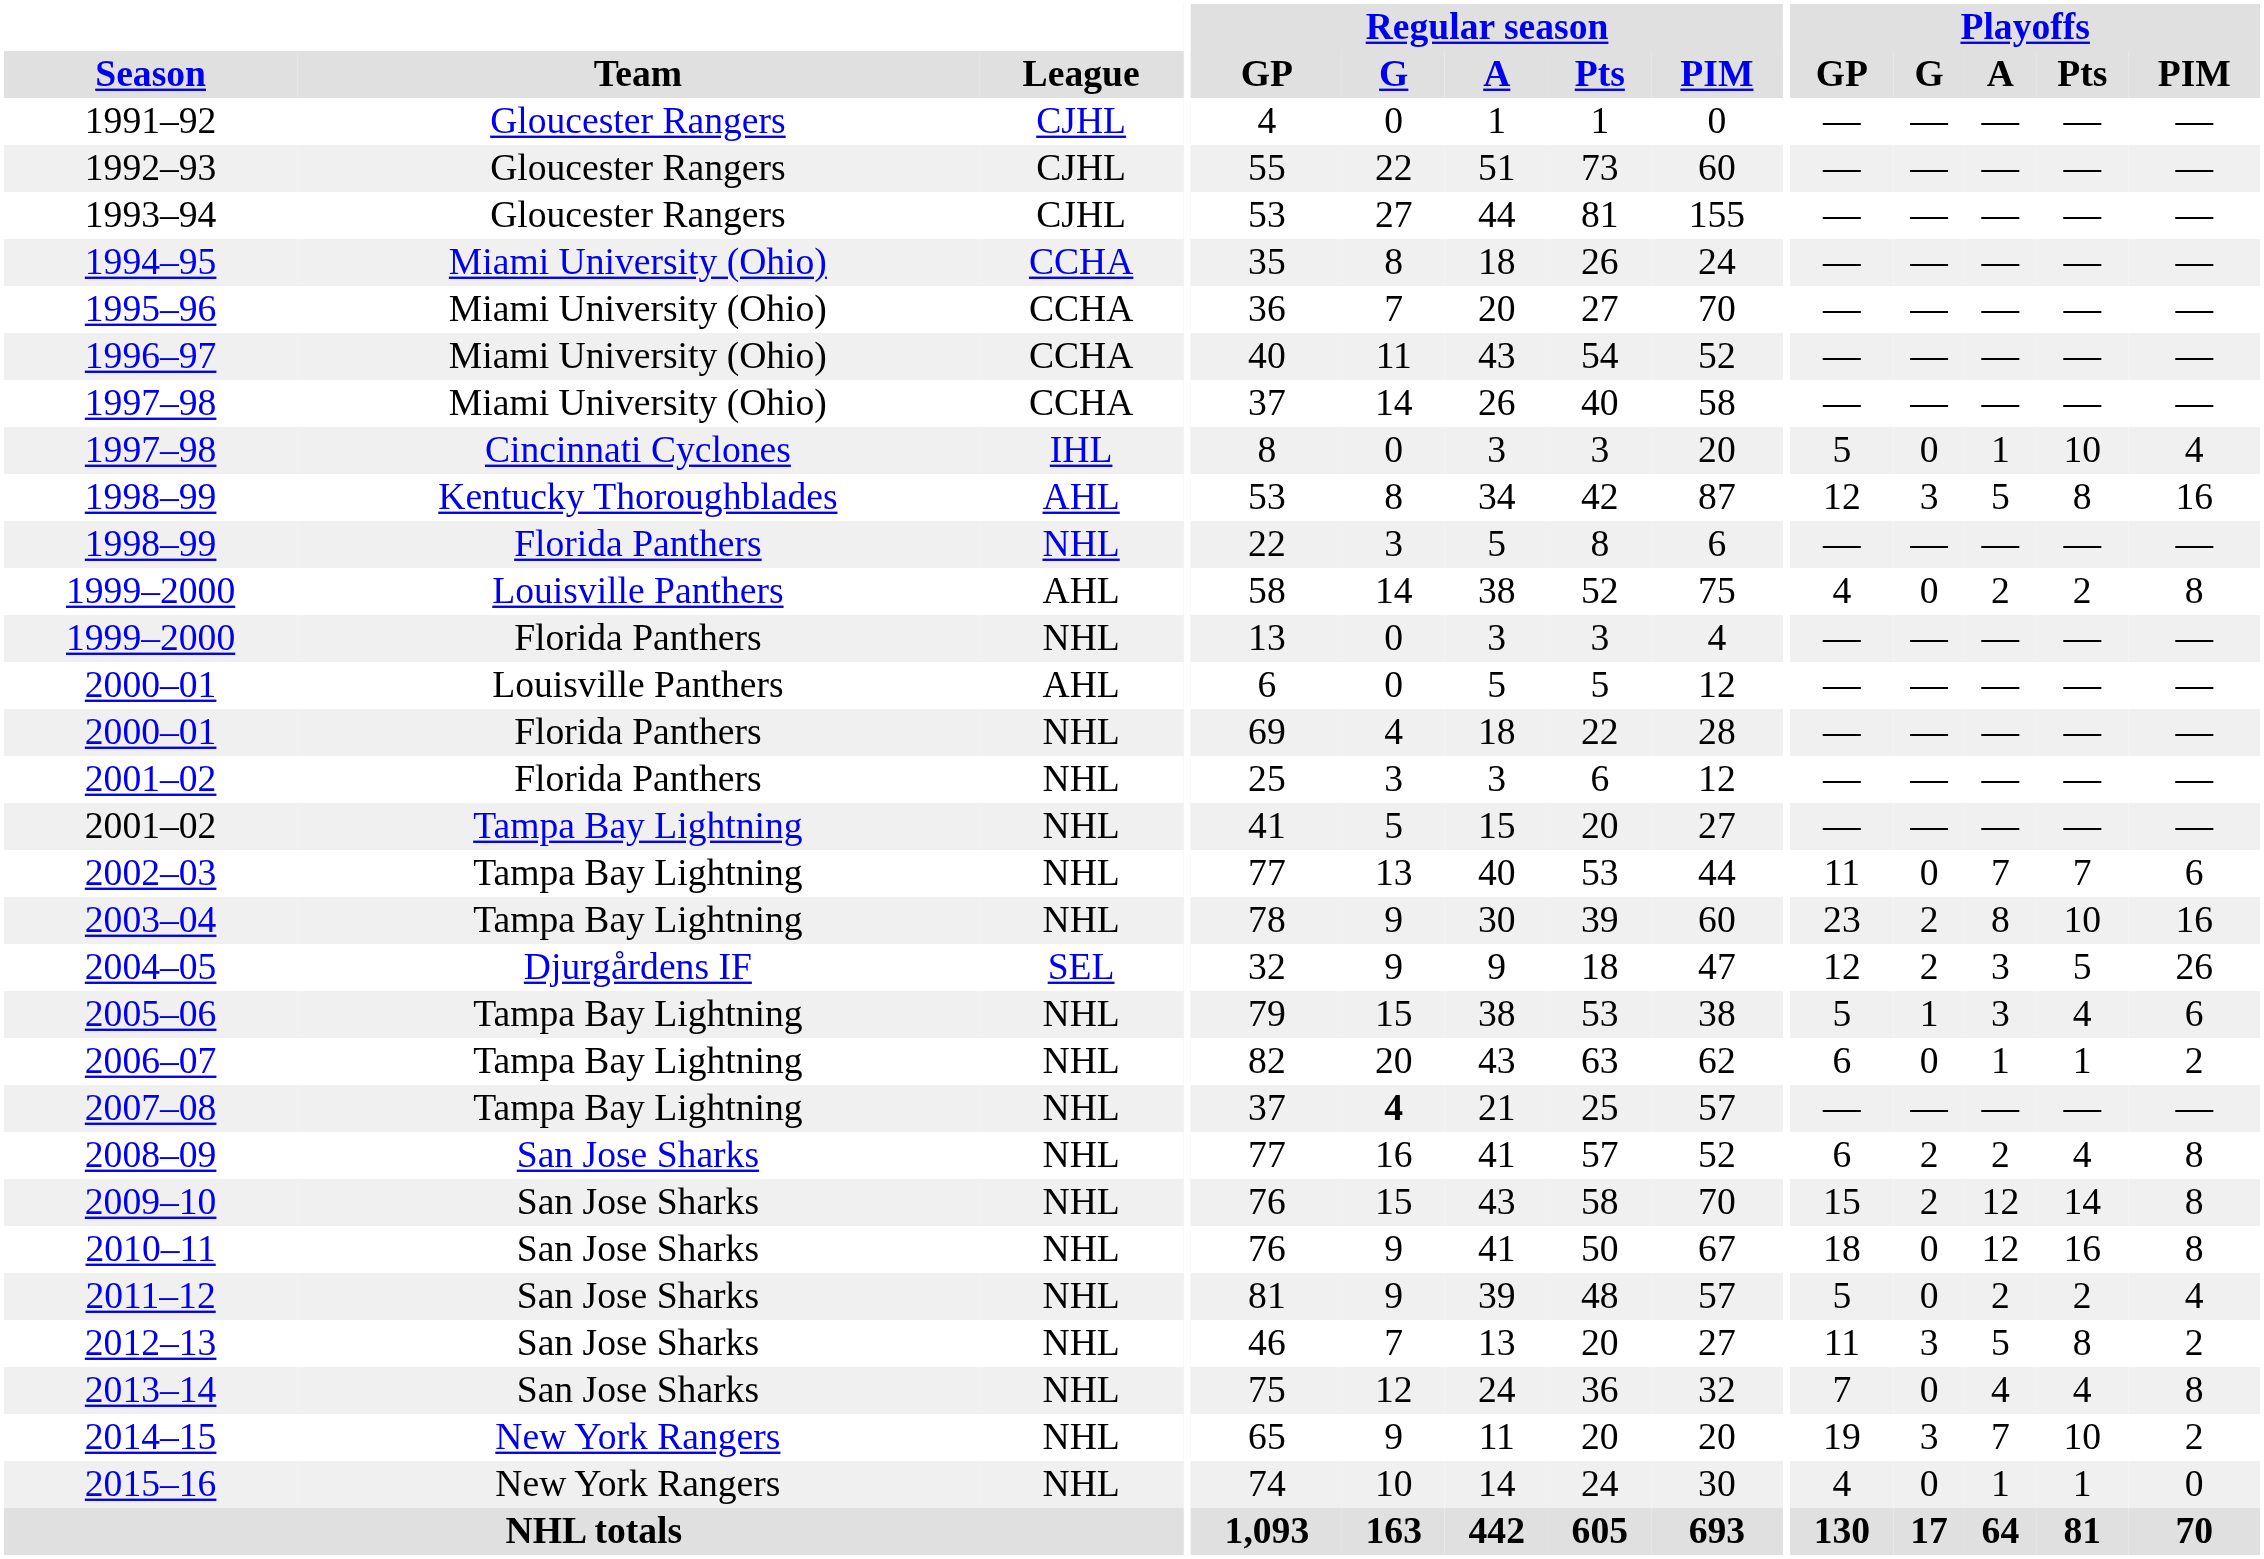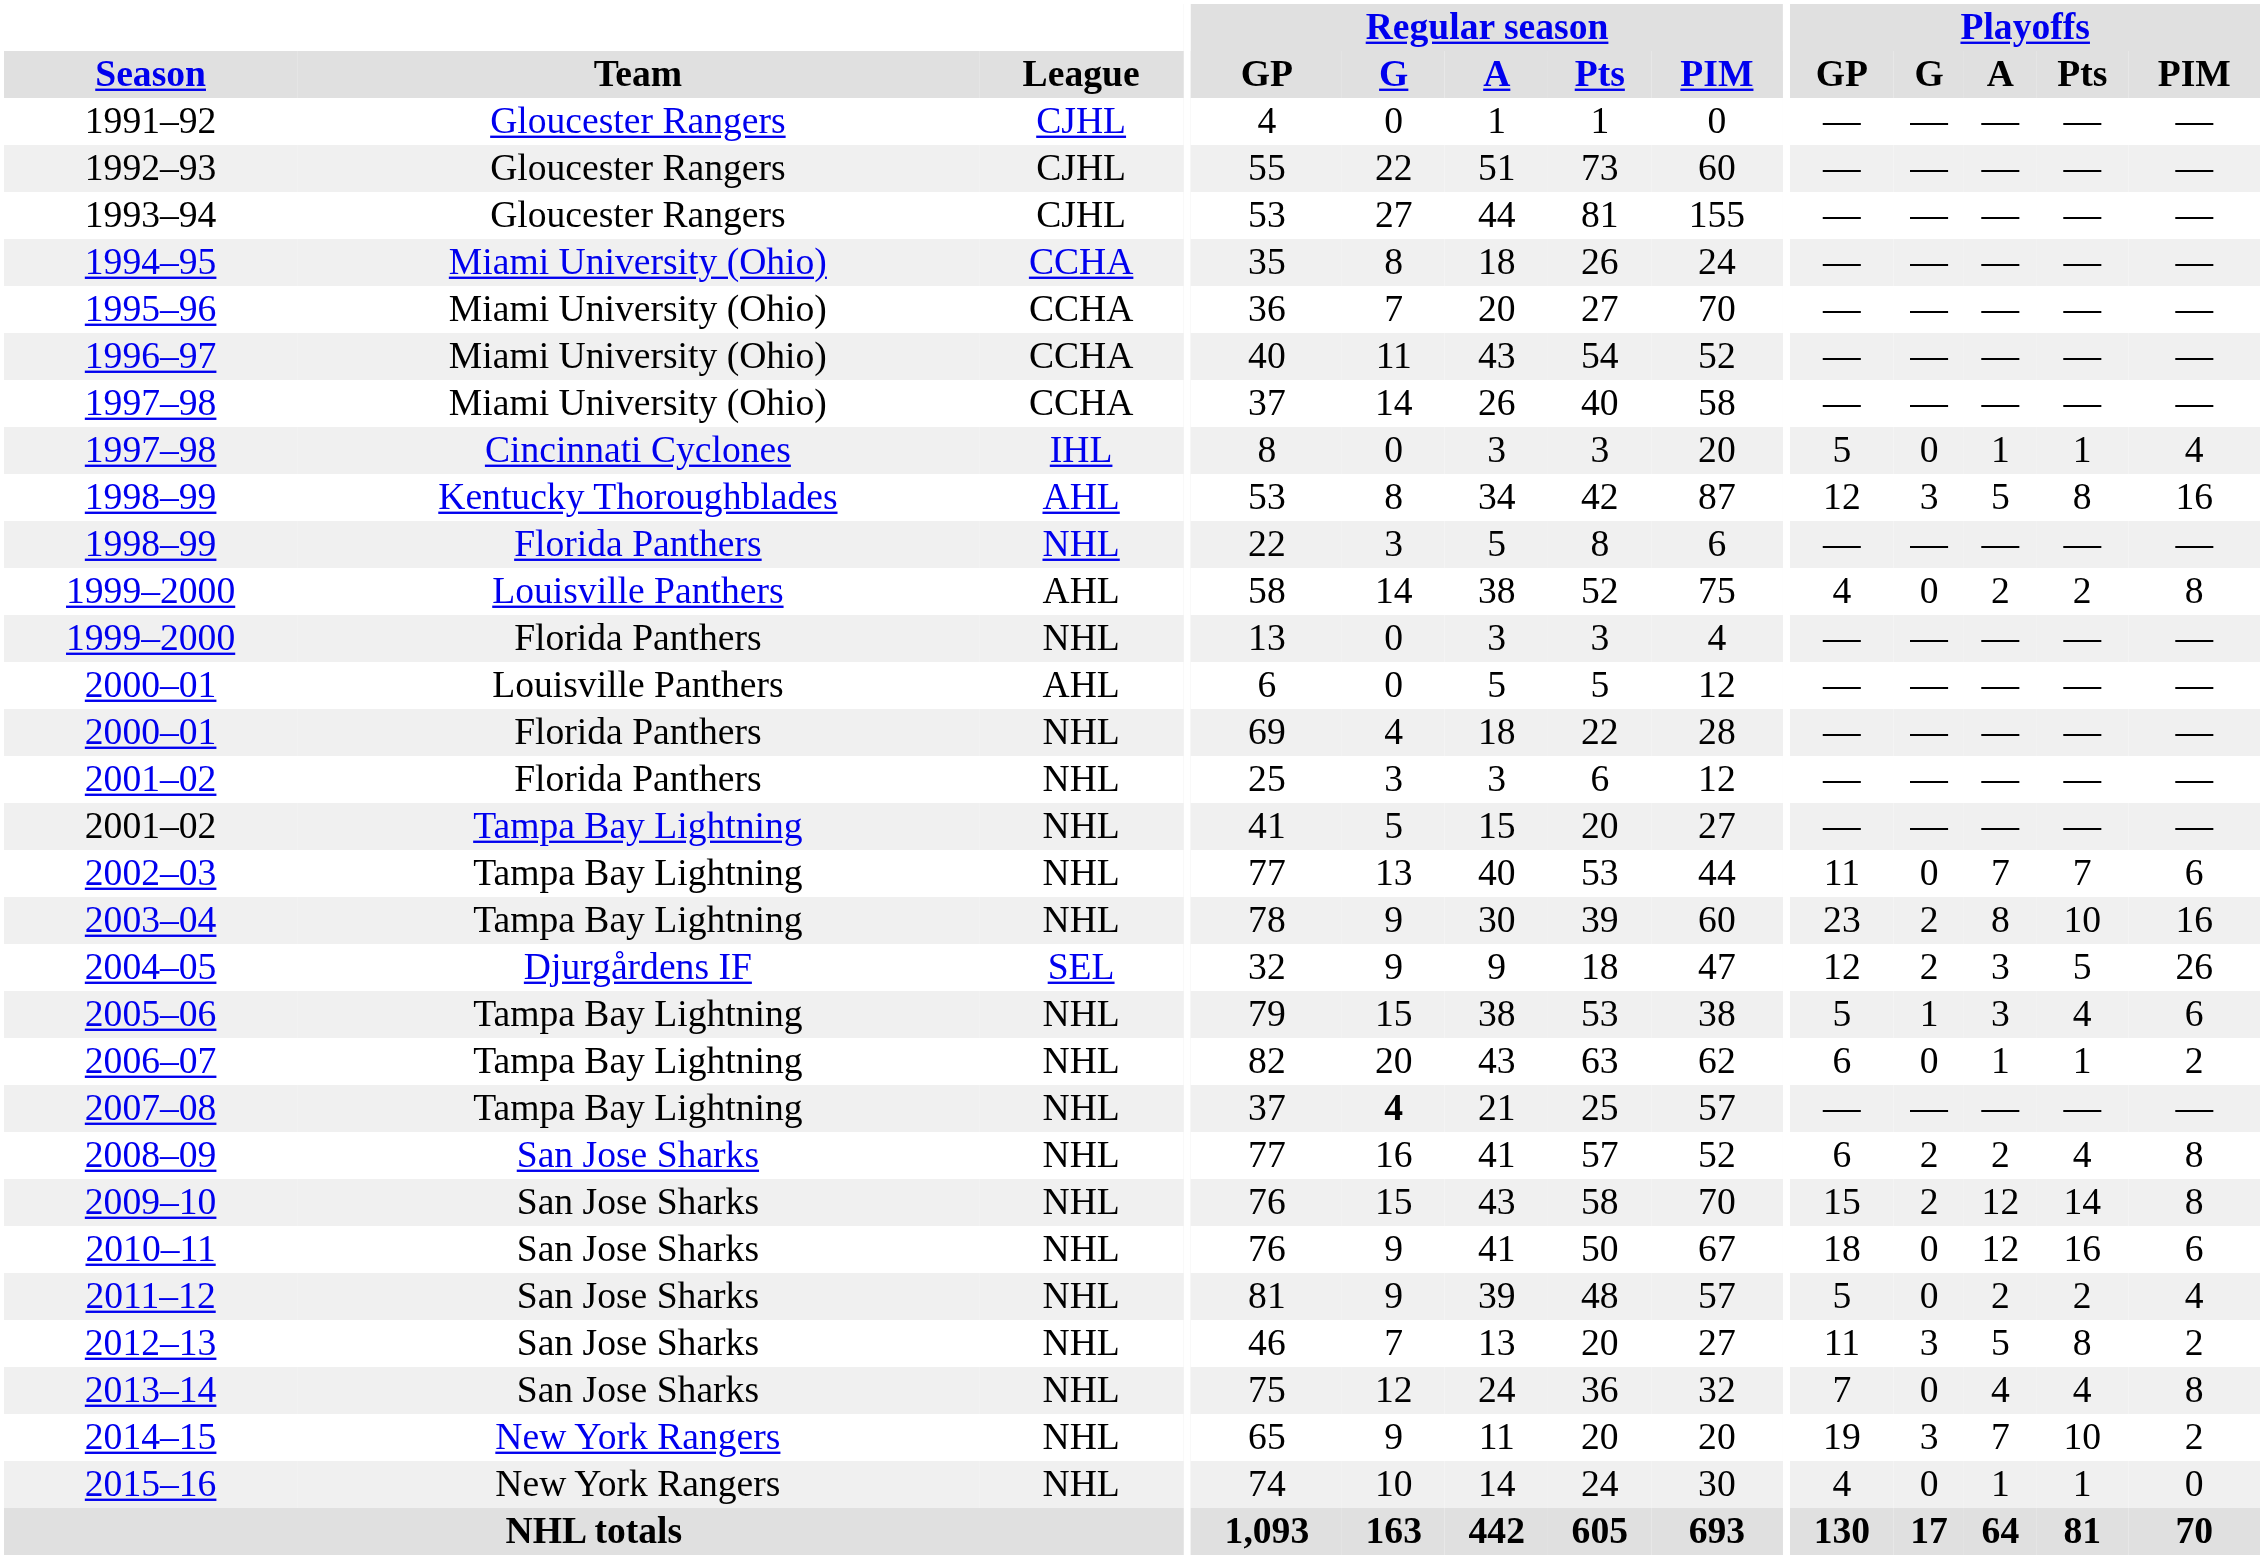(2082, 449) 10 -> (2082, 449) 1
(2194, 1248) 8 -> (2194, 1248) 6
